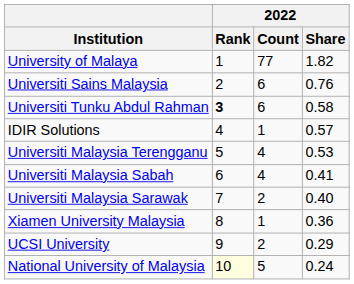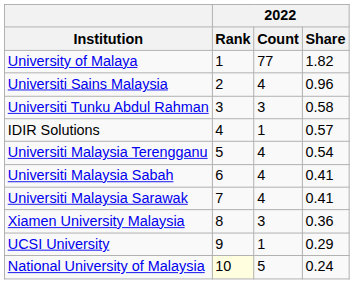(261, 84) 6 -> (261, 84) 4
(319, 84) 0.76 -> (319, 84) 0.96
(219, 107) bold -> (219, 107) normal
(261, 107) 6 -> (261, 107) 3
(319, 152) 0.53 -> (319, 152) 0.54
(261, 198) 2 -> (261, 198) 4
(319, 198) 0.40 -> (319, 198) 0.41
(261, 221) 1 -> (261, 221) 3
(261, 244) 2 -> (261, 244) 1
